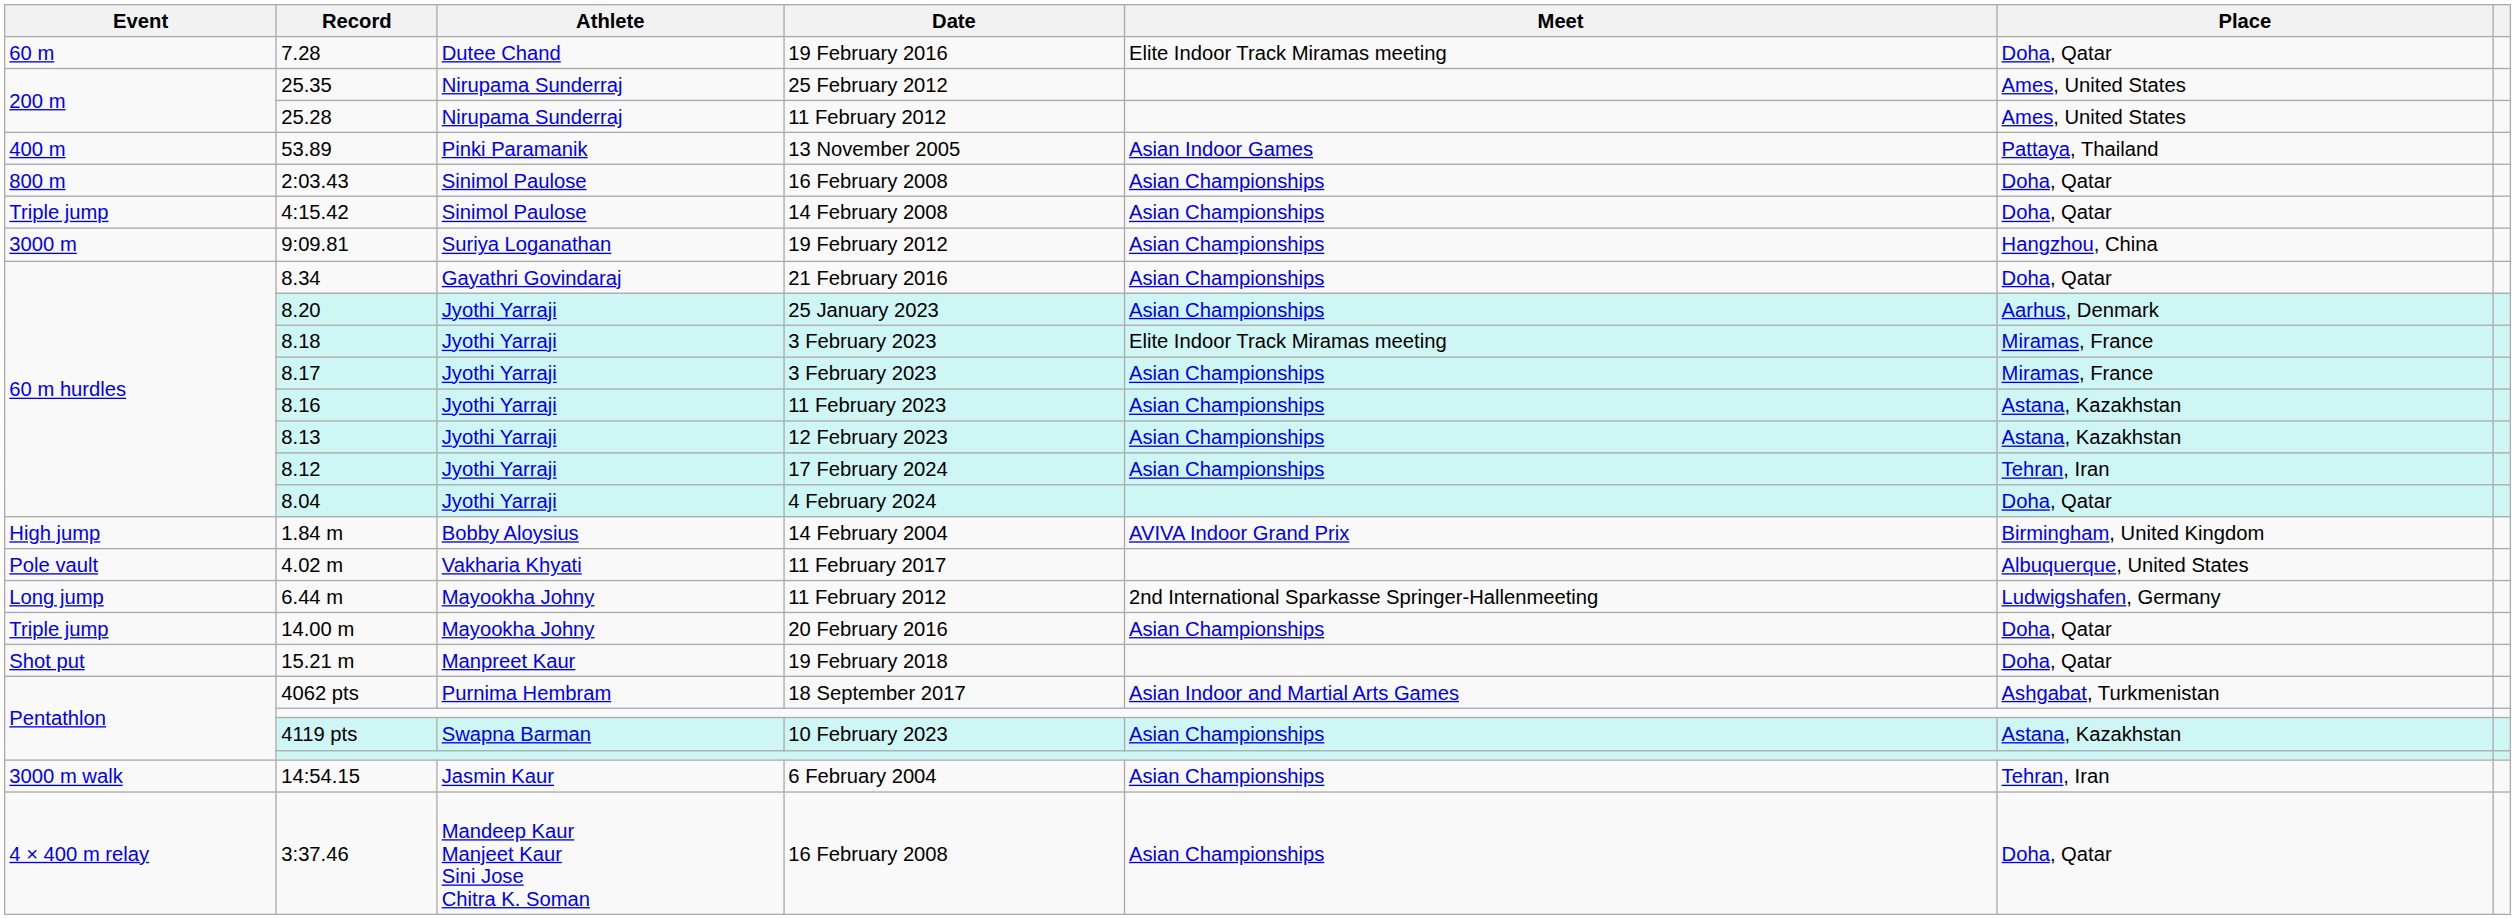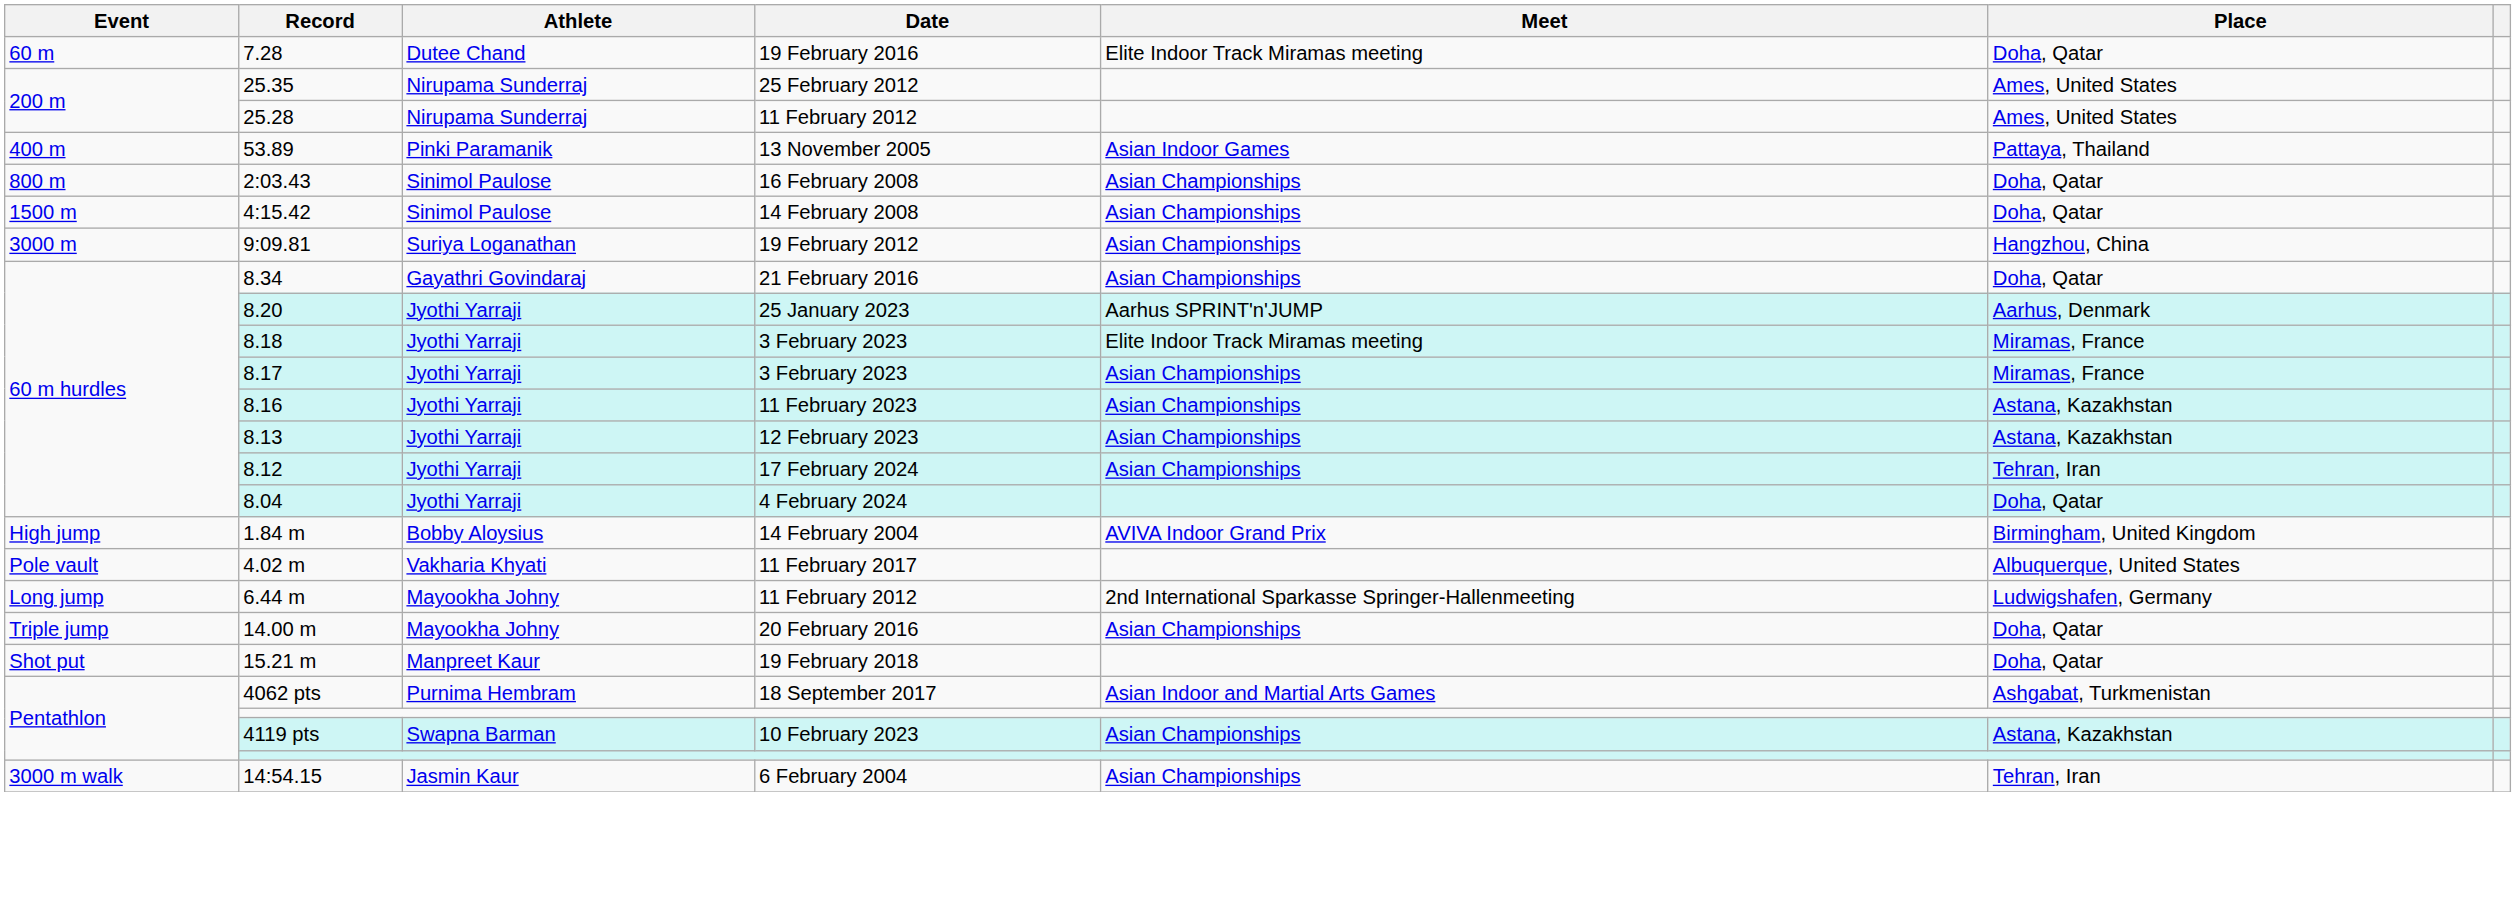(59, 213) Triple jump -> (43, 213) 1500 m
(1227, 309) Asian Championships -> (1214, 309) Aarhus SPRINT'n'JUMP
- row: (315, 853)
